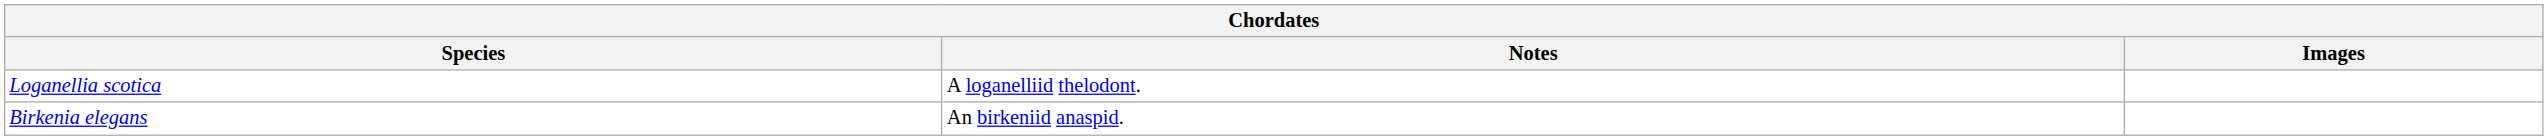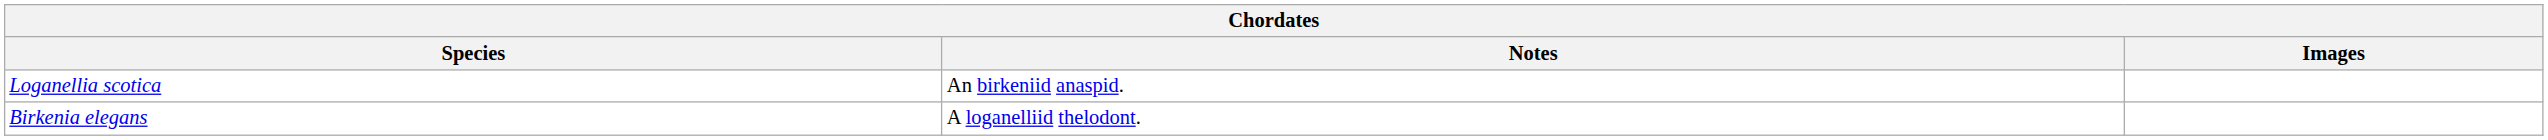(1044, 85) A loganelliid thelodont. -> (1035, 85) An birkeniid anaspid.
(1035, 118) An birkeniid anaspid. -> (1044, 118) A loganelliid thelodont.
